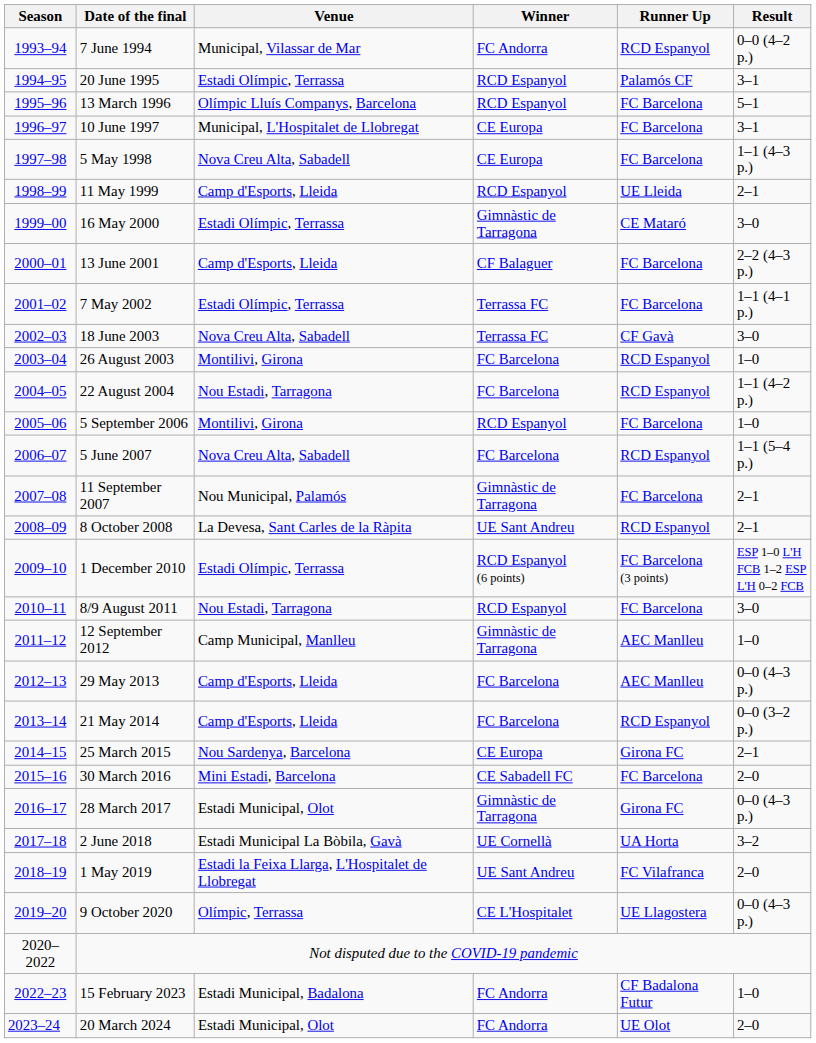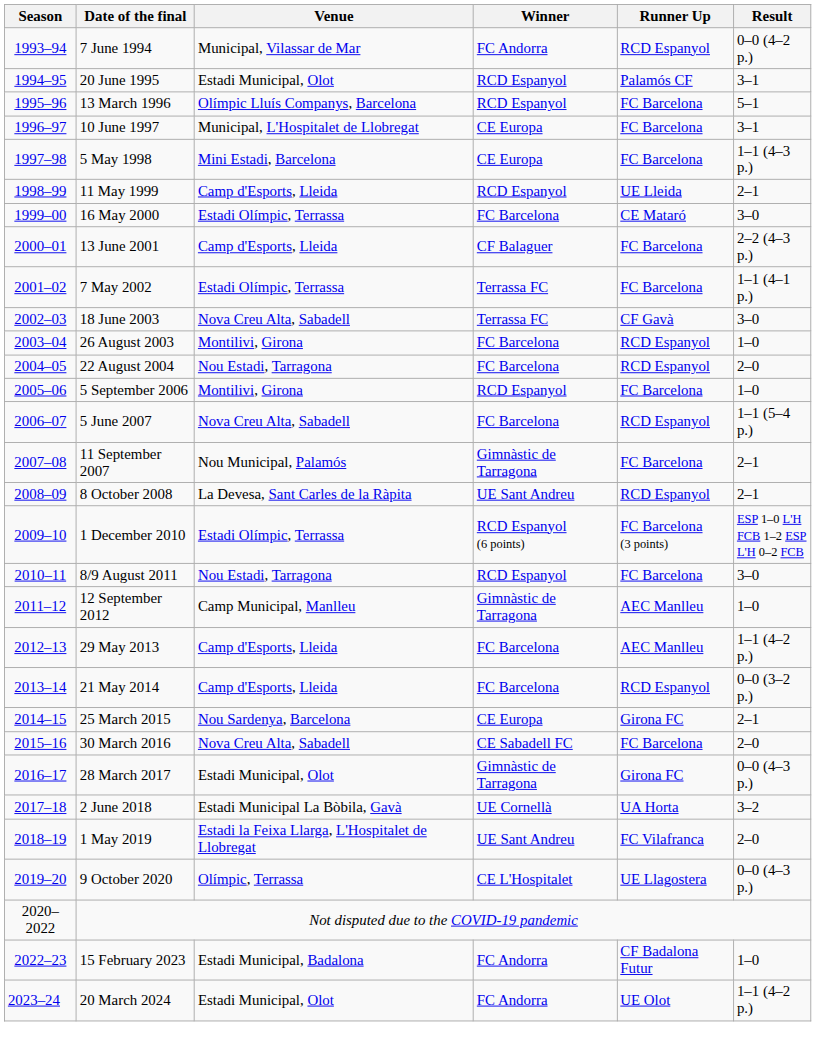(271, 80) Estadi Olímpic, Terrassa -> (266, 80) Estadi Municipal, Olot
(274, 159) Nova Creu Alta, Sabadell -> (267, 159) Mini Estadi, Barcelona
(516, 223) Gimnàstic de Tarragona -> (518, 214) FC Barcelona
(764, 391) 1–1 (4–2 p.) -> (748, 366) 2–0
(764, 680) 0–0 (4–3 p.) -> (764, 647) 1–1 (4–2 p.)
(267, 776) Mini Estadi, Barcelona -> (274, 743) Nova Creu Alta, Sabadell
(748, 1025) 2–0 -> (764, 1000) 1–1 (4–2 p.)
